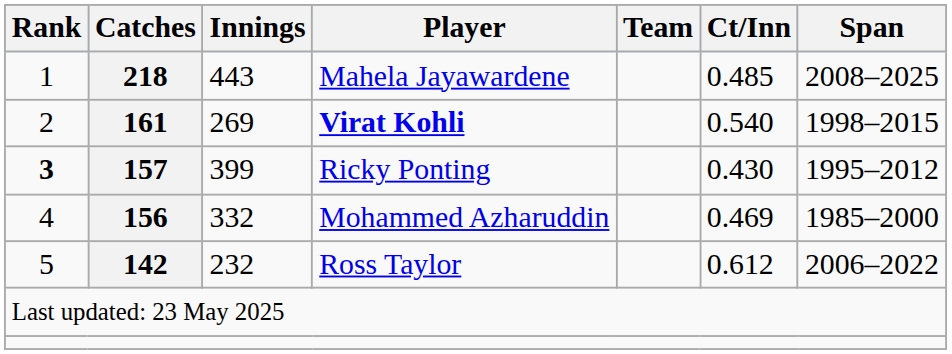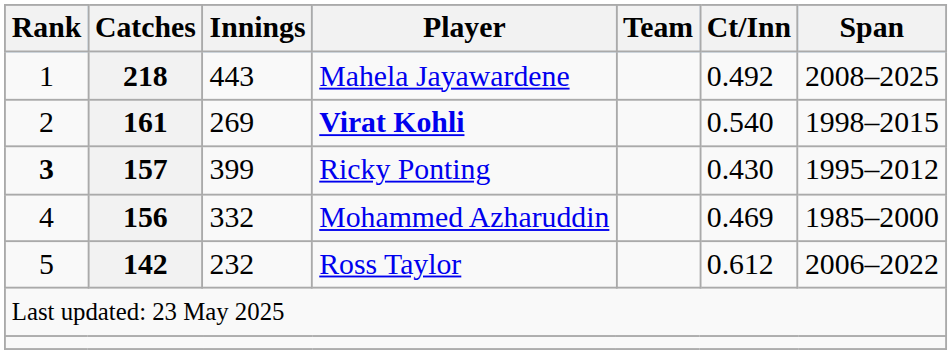(740, 75) 0.485 -> (740, 75) 0.492
